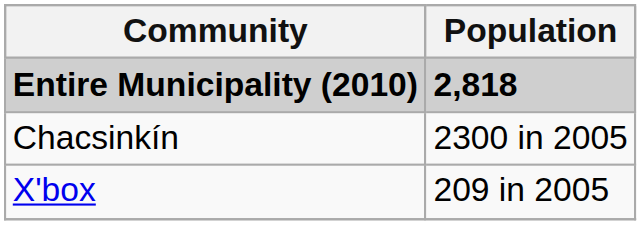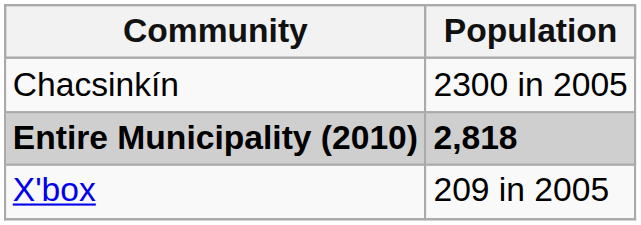rows swapped: (215, 84) <-> (96, 137)
